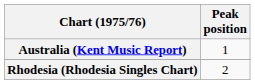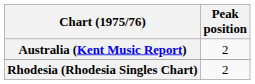(225, 49) 1 -> (225, 49) 2
